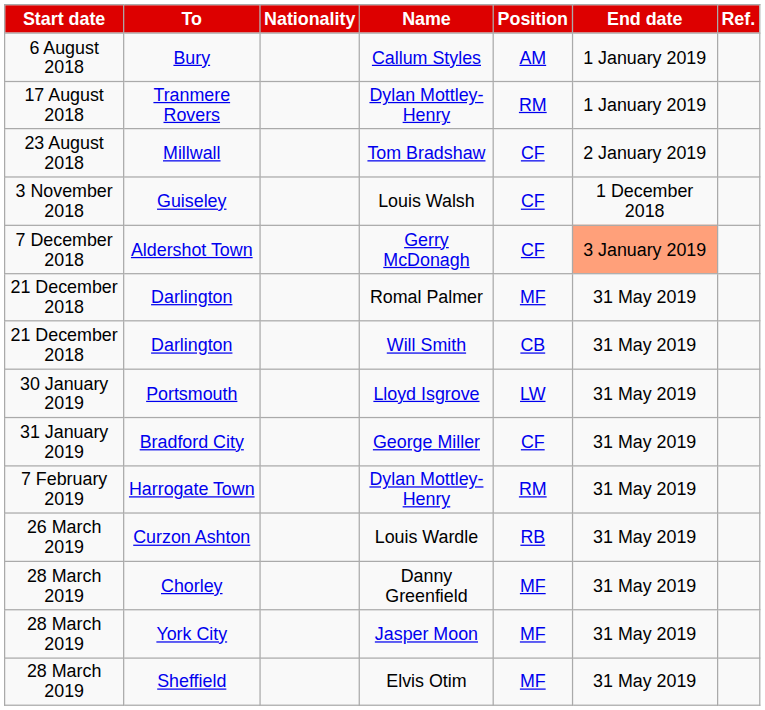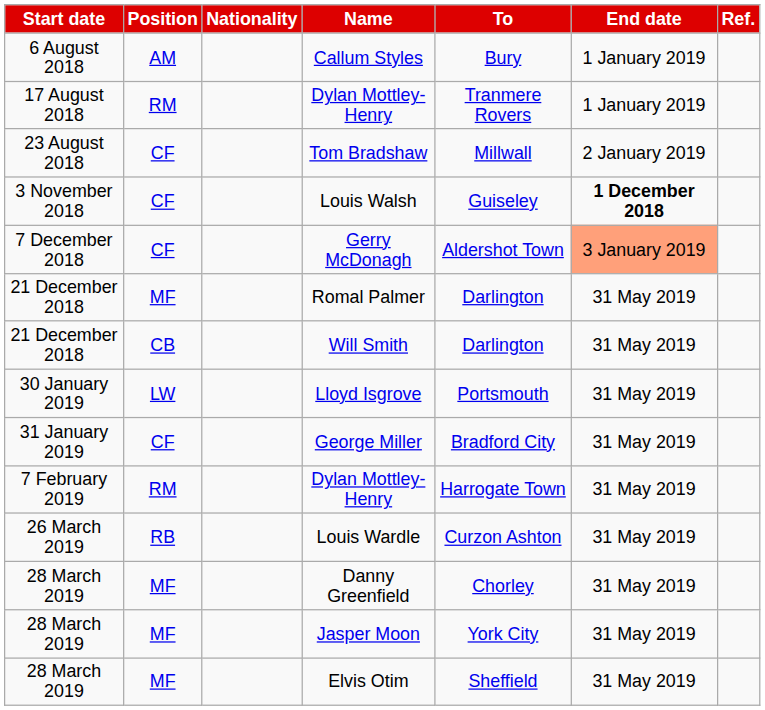columns swapped: (533, 19) <-> (192, 19)
(645, 201) normal -> (644, 201) bold
